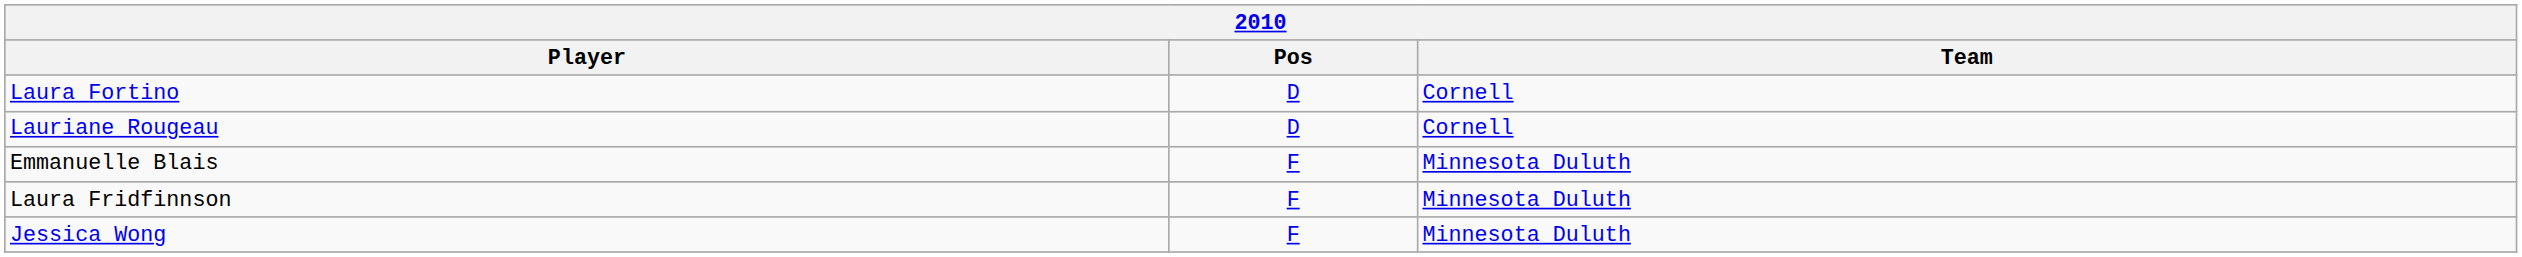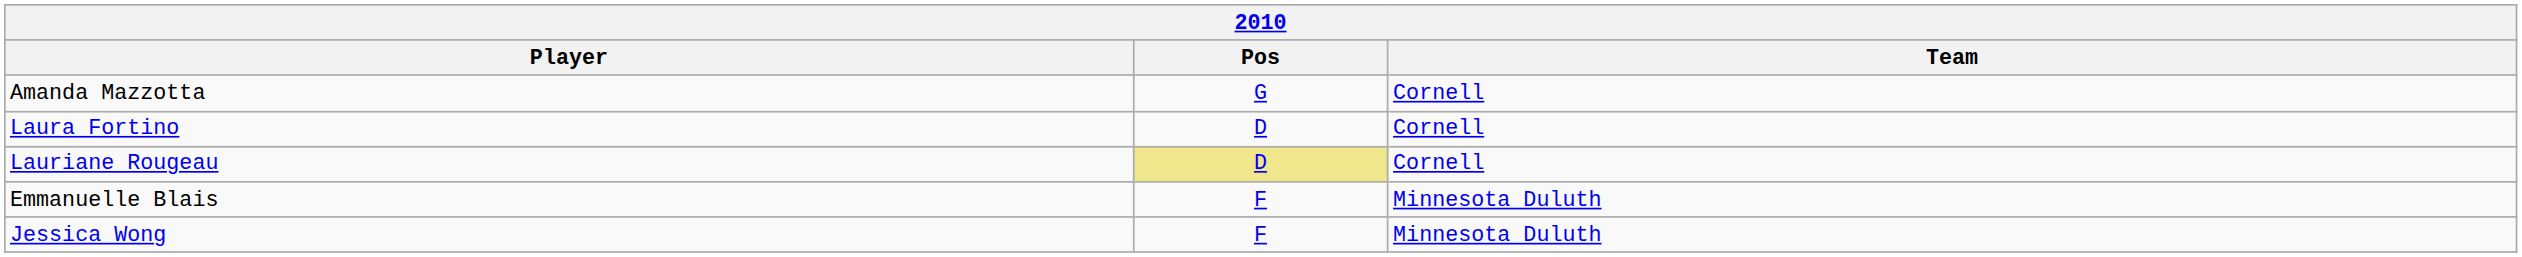+ row: (108, 93)
(1293, 129) no background -> (1260, 164) khaki background
- row: (121, 199)
